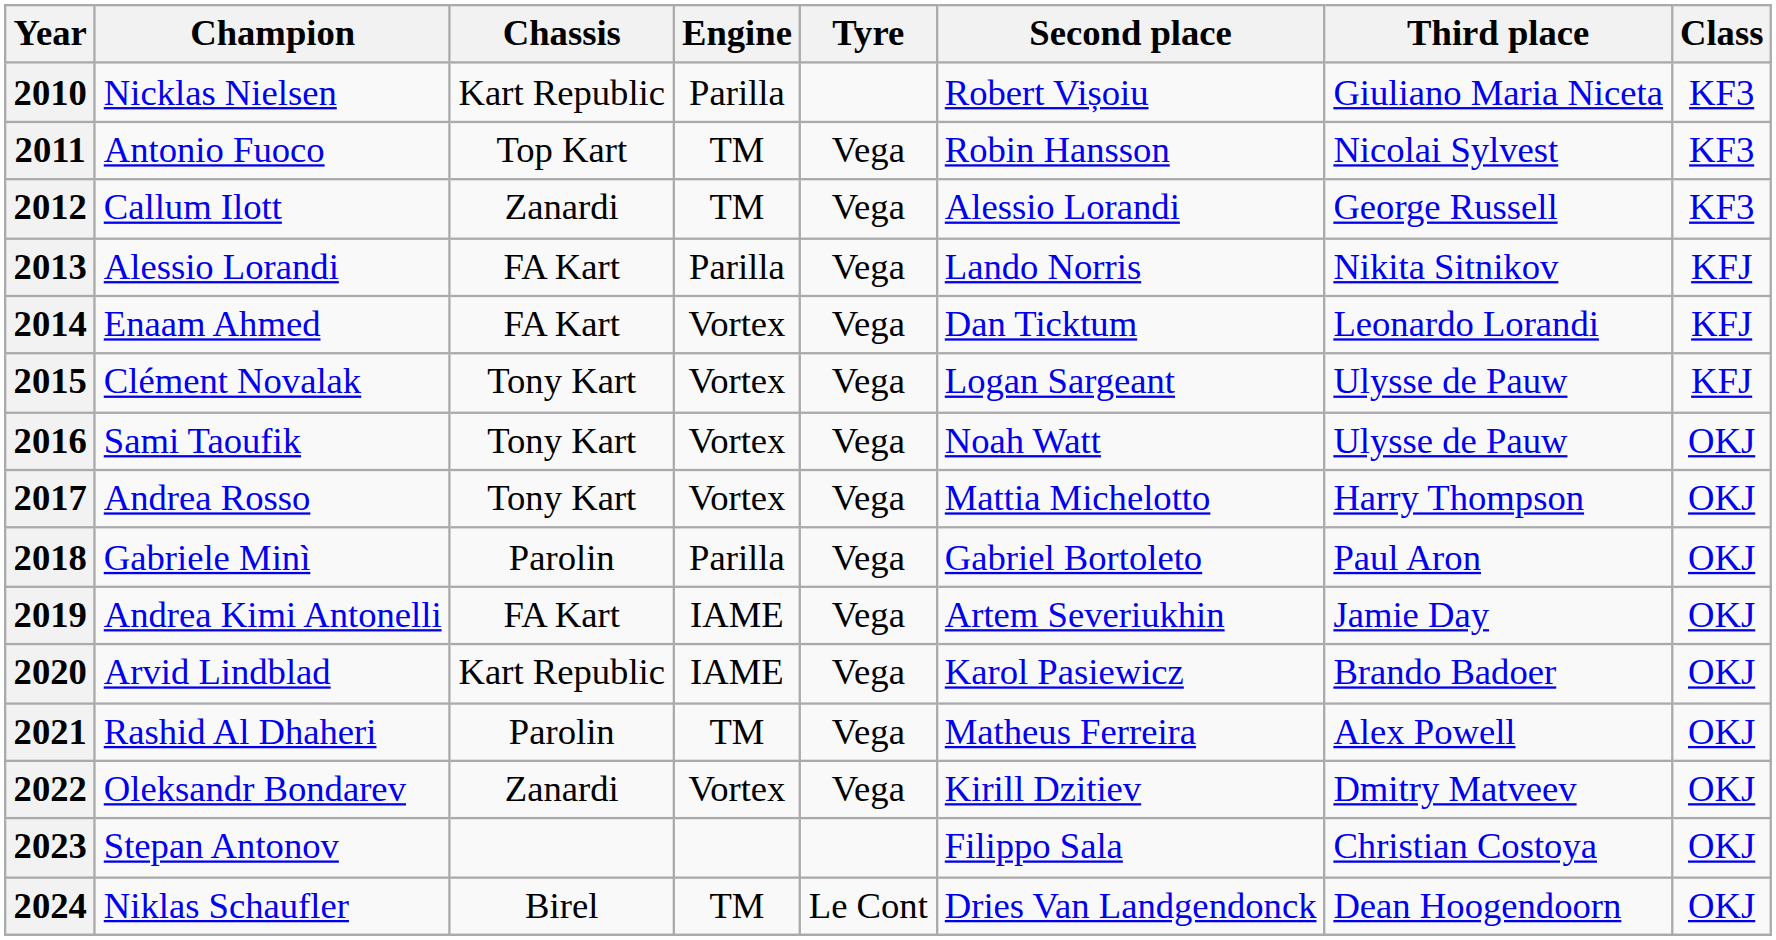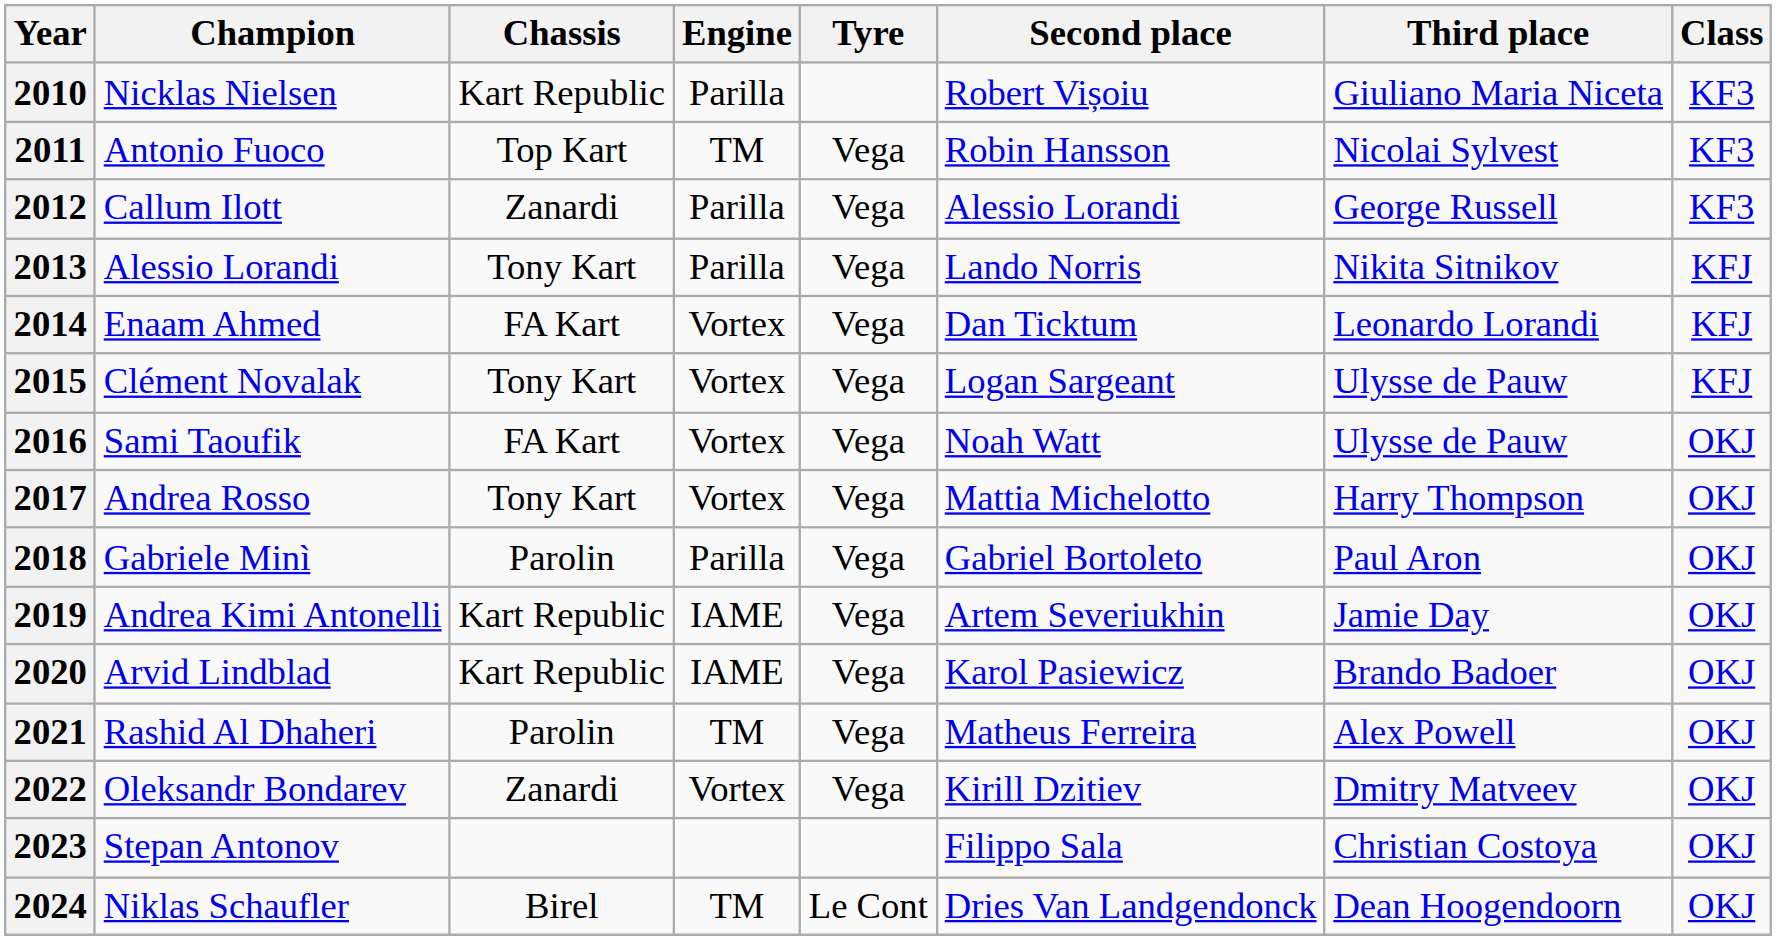(737, 207) TM -> (737, 207) Parilla
(562, 265) FA Kart -> (562, 265) Tony Kart
(562, 440) Tony Kart -> (562, 440) FA Kart
(562, 614) FA Kart -> (562, 614) Kart Republic
